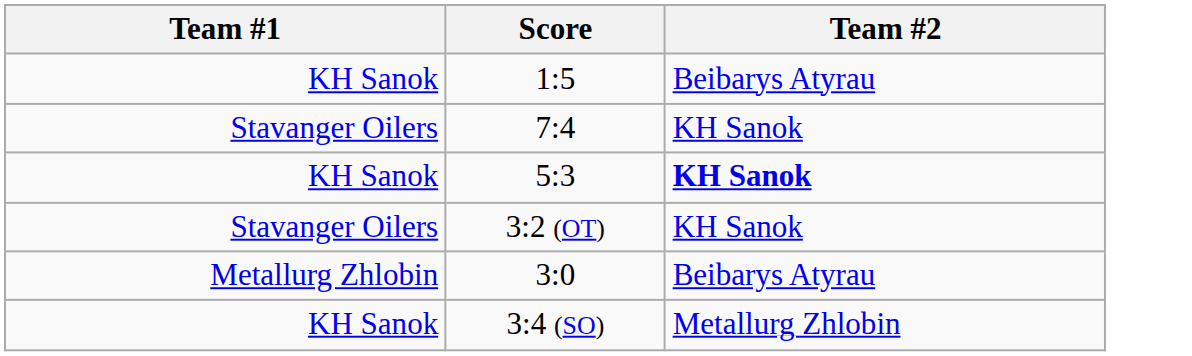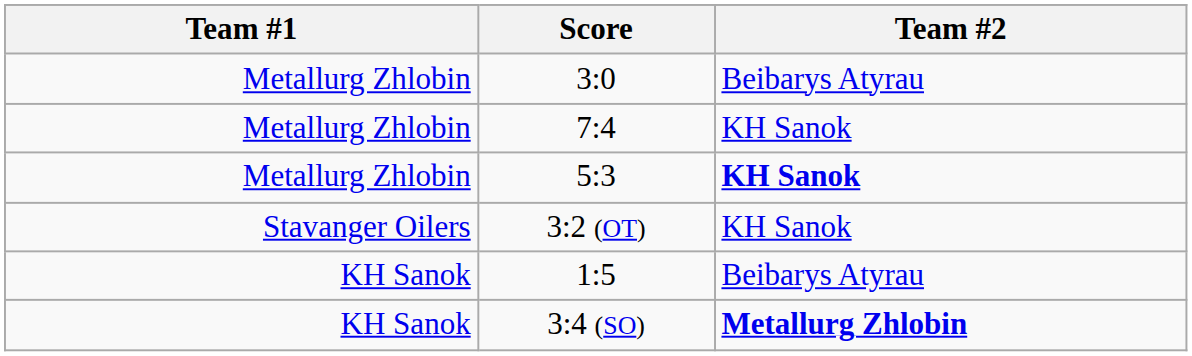rows swapped: (555, 275) <-> (555, 78)
(334, 127) Stavanger Oilers -> (357, 127) Metallurg Zhlobin
(373, 176) KH Sanok -> (357, 176) Metallurg Zhlobin
(787, 324) normal -> (844, 324) bold
